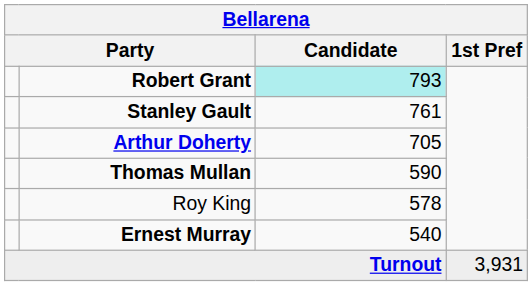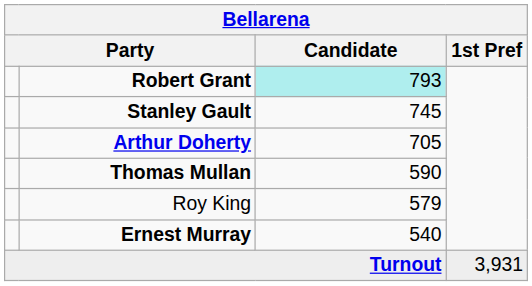(425, 111) 761 -> (425, 111) 745
(425, 204) 578 -> (425, 204) 579
